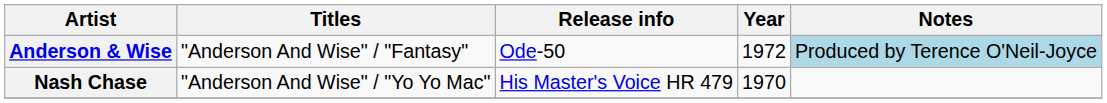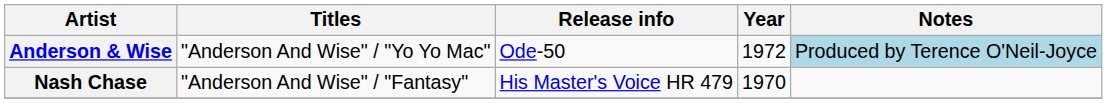(325, 51) "Anderson And Wise" / "Fantasy" -> (336, 51) "Anderson And Wise" / "Yo Yo Mac"
(336, 82) "Anderson And Wise" / "Yo Yo Mac" -> (325, 82) "Anderson And Wise" / "Fantasy"
